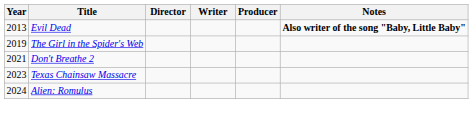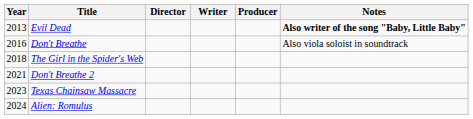+ row: (59, 43)
(17, 43) 2019 -> (17, 59) 2018
